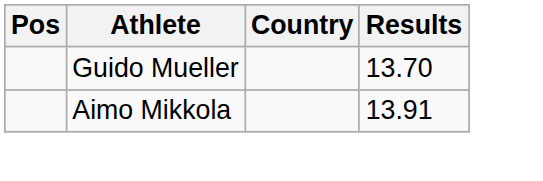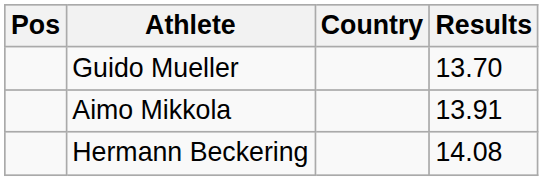+ row: (190, 152)
